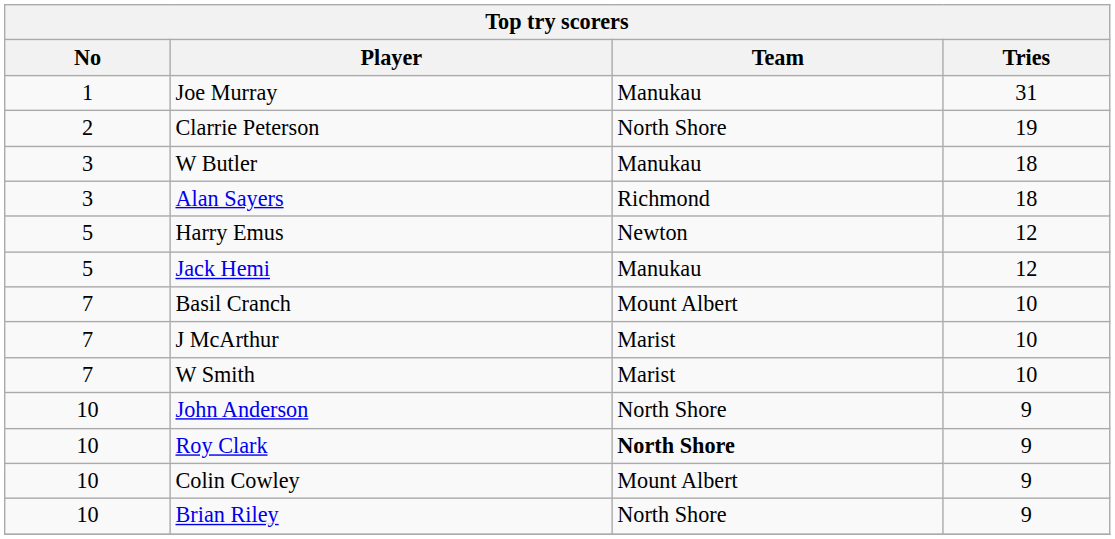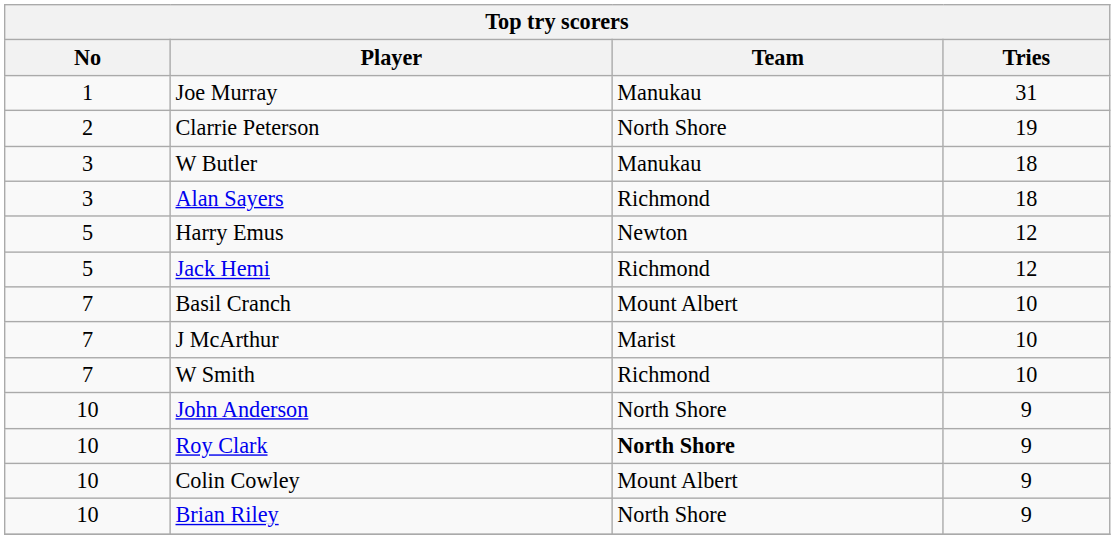(659, 269) Manukau -> (664, 269) Richmond
(646, 374) Marist -> (664, 374) Richmond
